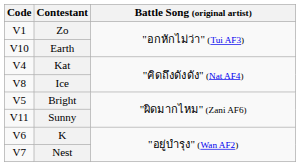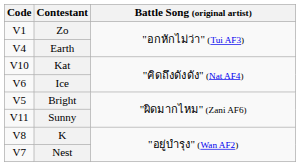(19, 48) V10 -> (19, 48) V4
(19, 65) V4 -> (19, 65) V10
(19, 83) V8 -> (19, 83) V6
(19, 135) V6 -> (19, 135) V8
